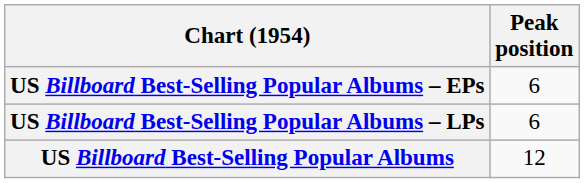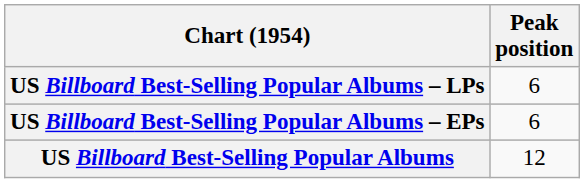rows swapped: (247, 121) <-> (247, 85)
